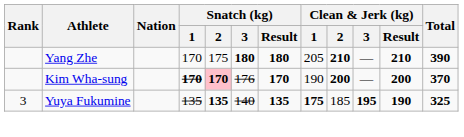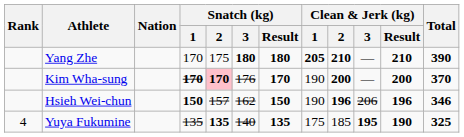(314, 57) normal -> (315, 57) bold
+ row: (88, 100)
(23, 100) 3 -> (23, 121) 4
(314, 100) bold -> (315, 121) normal
